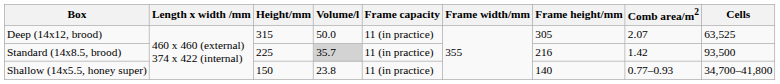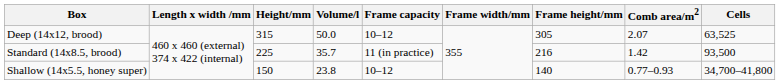(399, 34) 11 (in practice) -> (379, 34) 10–12
(326, 52) lightgrey background -> (326, 52) no background
(399, 70) 11 (in practice) -> (379, 70) 10–12
